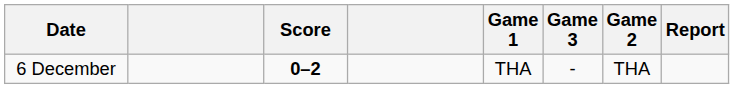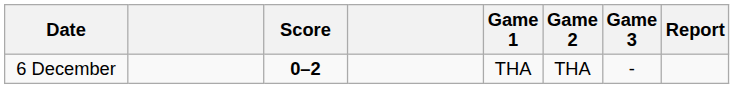columns swapped: (632, 30) <-> (572, 30)
